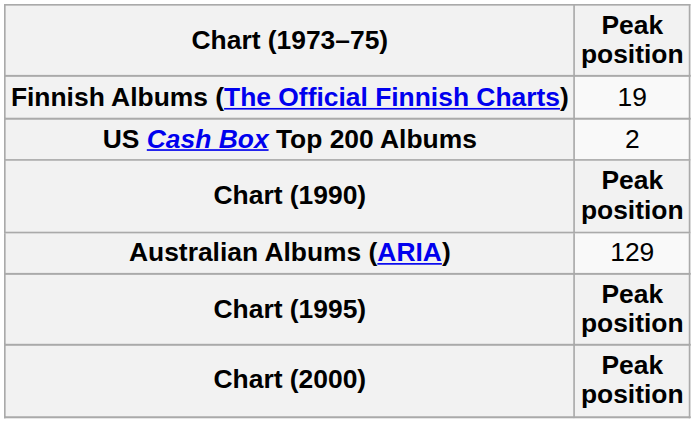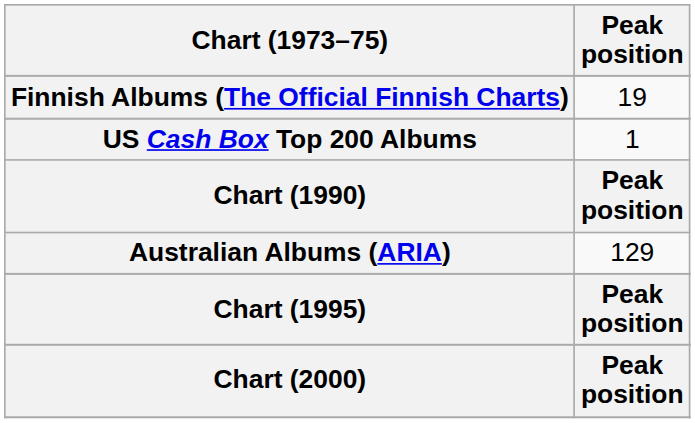(632, 138) 2 -> (632, 138) 1
